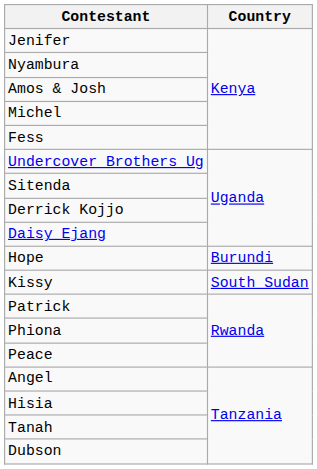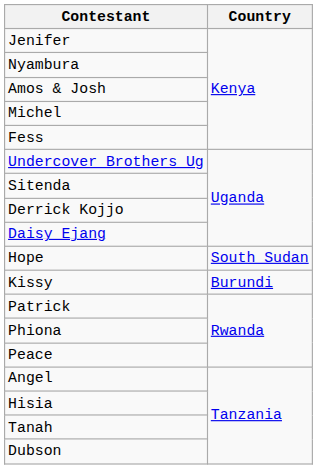(242, 258) Burundi -> (260, 258) South Sudan
(260, 282) South Sudan -> (242, 282) Burundi
